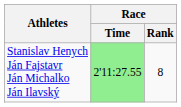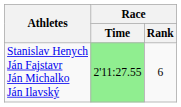(160, 72) 8 -> (160, 72) 6
